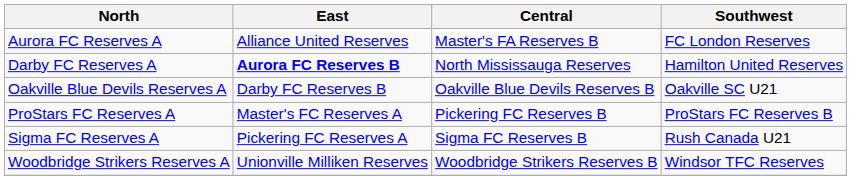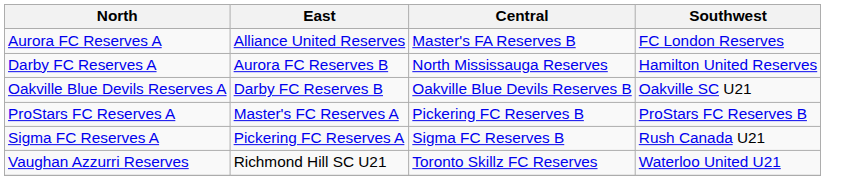(318, 65) bold -> (311, 65) normal
+ row: (98, 162)
- row: (119, 162)
